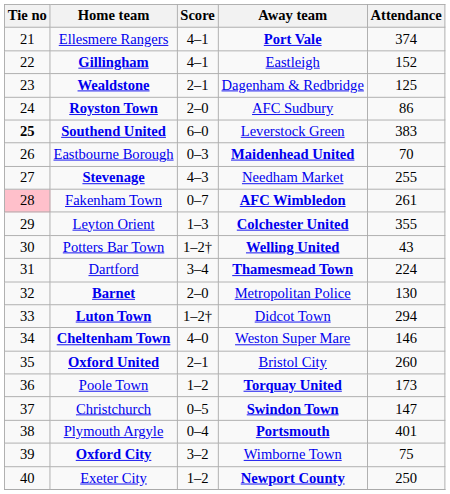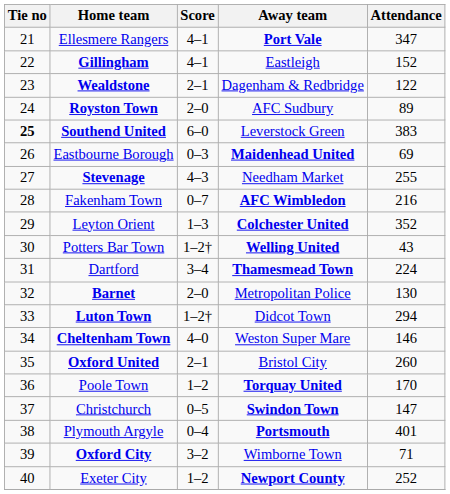(406, 39) 374 -> (406, 39) 347
(406, 85) 125 -> (406, 85) 122
(406, 108) 86 -> (406, 108) 89
(406, 154) 70 -> (406, 154) 69
(27, 200) pink background -> (27, 200) no background
(406, 200) 261 -> (406, 200) 216
(406, 223) 355 -> (406, 223) 352
(406, 385) 173 -> (406, 385) 170
(406, 454) 75 -> (406, 454) 71
(406, 477) 250 -> (406, 477) 252
